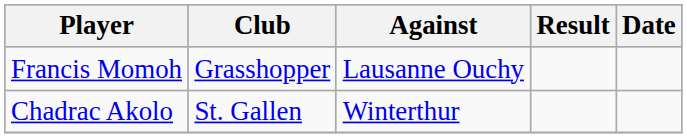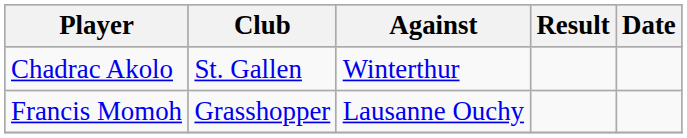rows swapped: (92, 111) <-> (97, 68)
